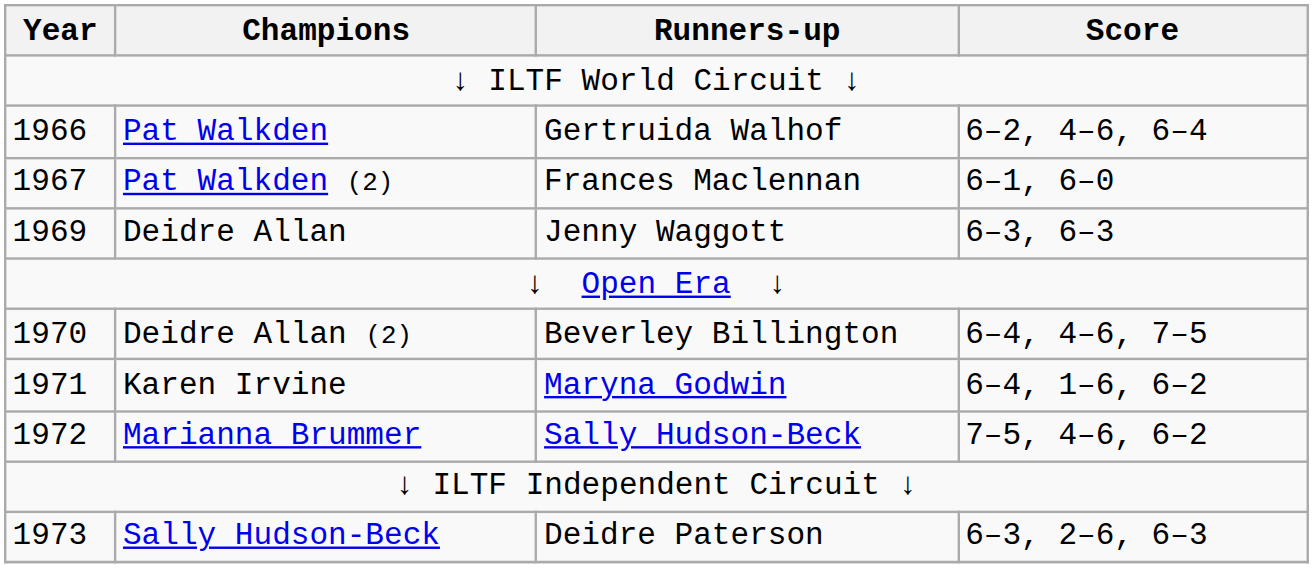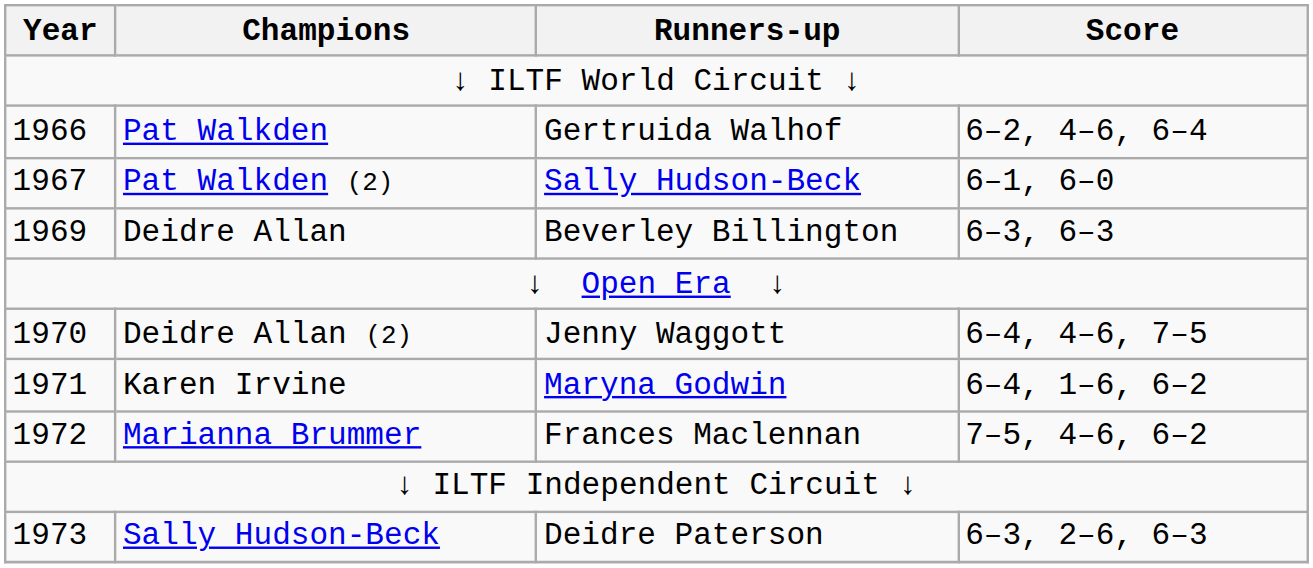(703, 182) Frances Maclennan -> (703, 182) Sally Hudson-Beck
(665, 233) Jenny Waggott -> (721, 233) Beverley Billington
(721, 334) Beverley Billington -> (665, 334) Jenny Waggott
(703, 436) Sally Hudson-Beck -> (703, 436) Frances Maclennan
